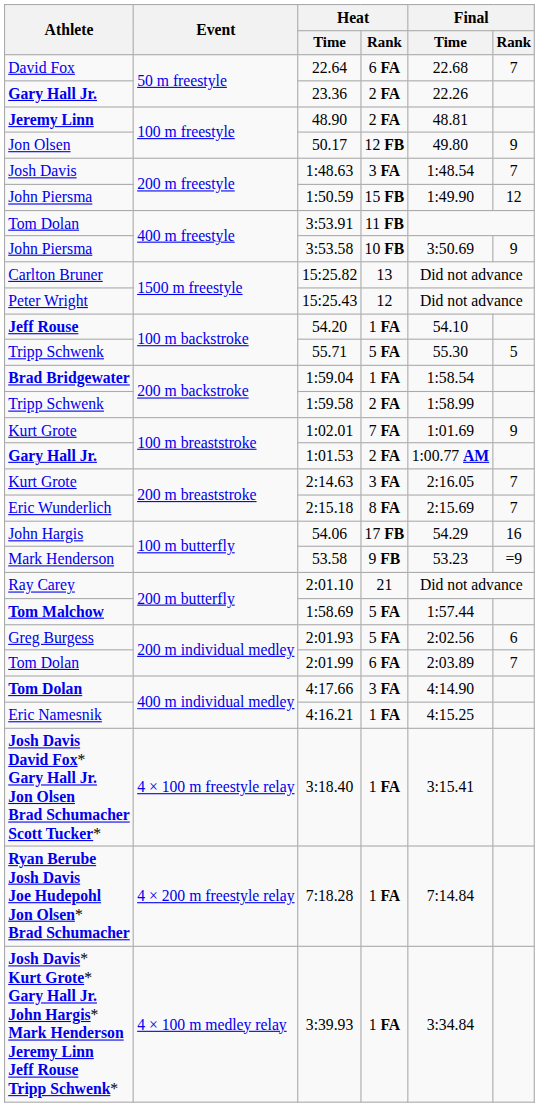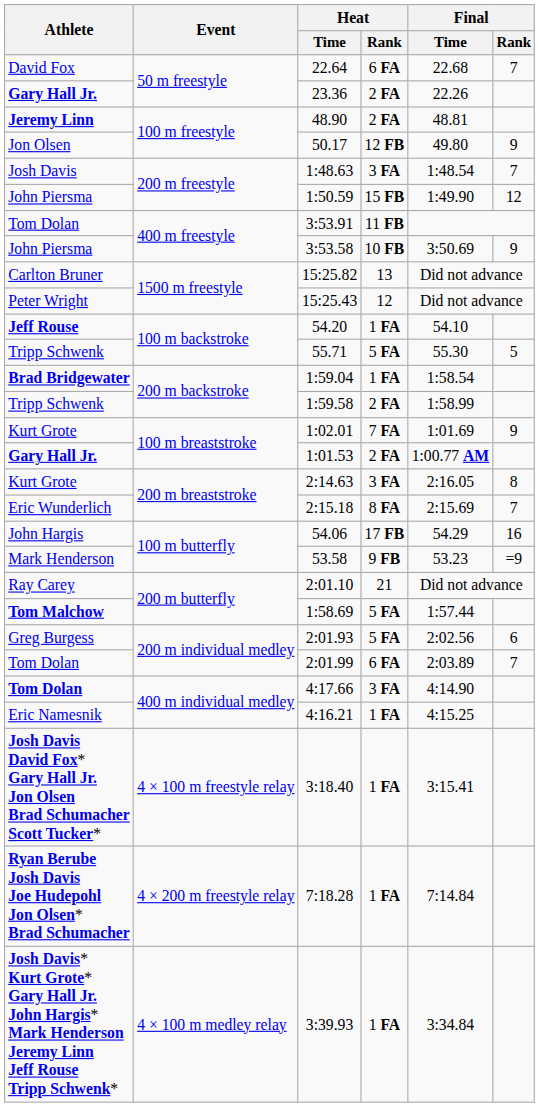(514, 482) 7 -> (514, 482) 8
